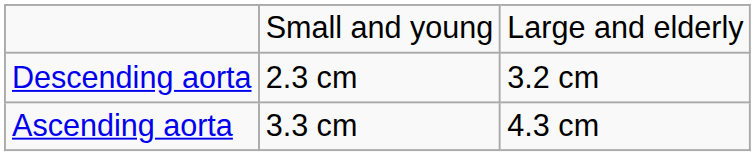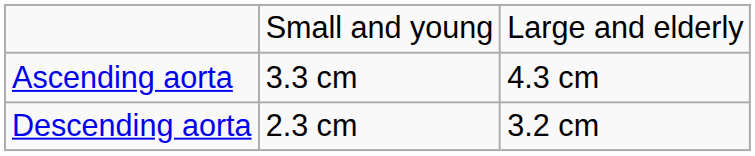rows swapped: (122, 125) <-> (132, 77)
